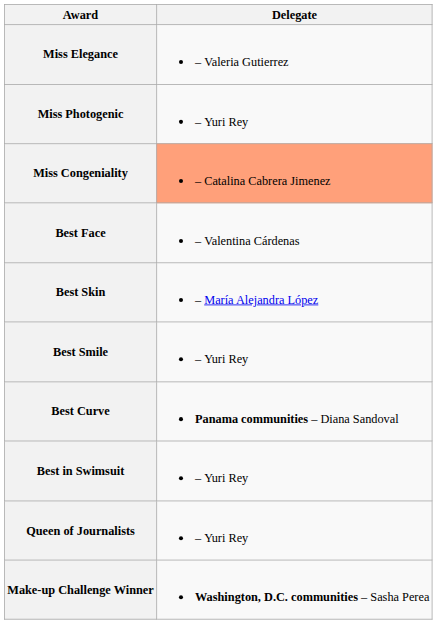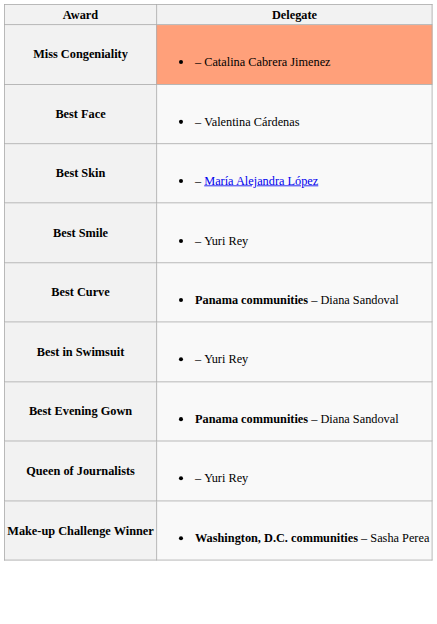- row: (81, 54)
- row: (81, 114)
+ row: (81, 411)
